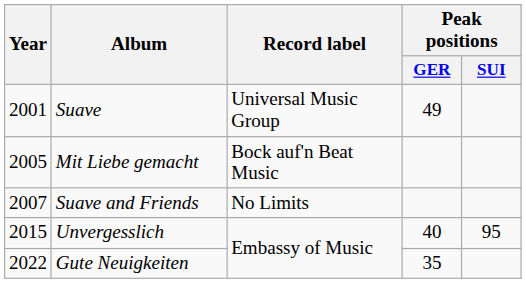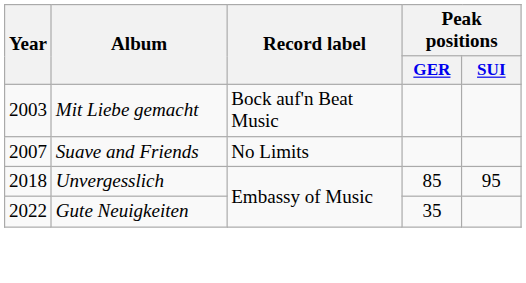- row: (79, 110)
(28, 161) 2005 -> (28, 110) 2003
(28, 232) 2015 -> (28, 181) 2018
(432, 232) 40 -> (432, 181) 85
